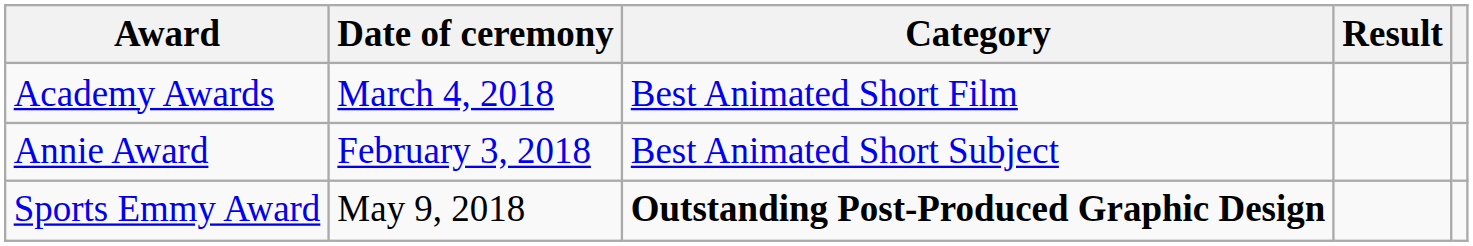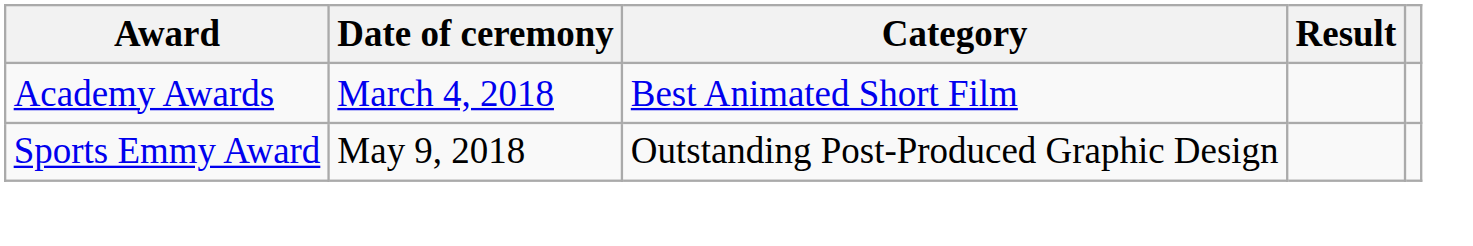- row: (111, 151)
(978, 209) bold -> (955, 151) normal
